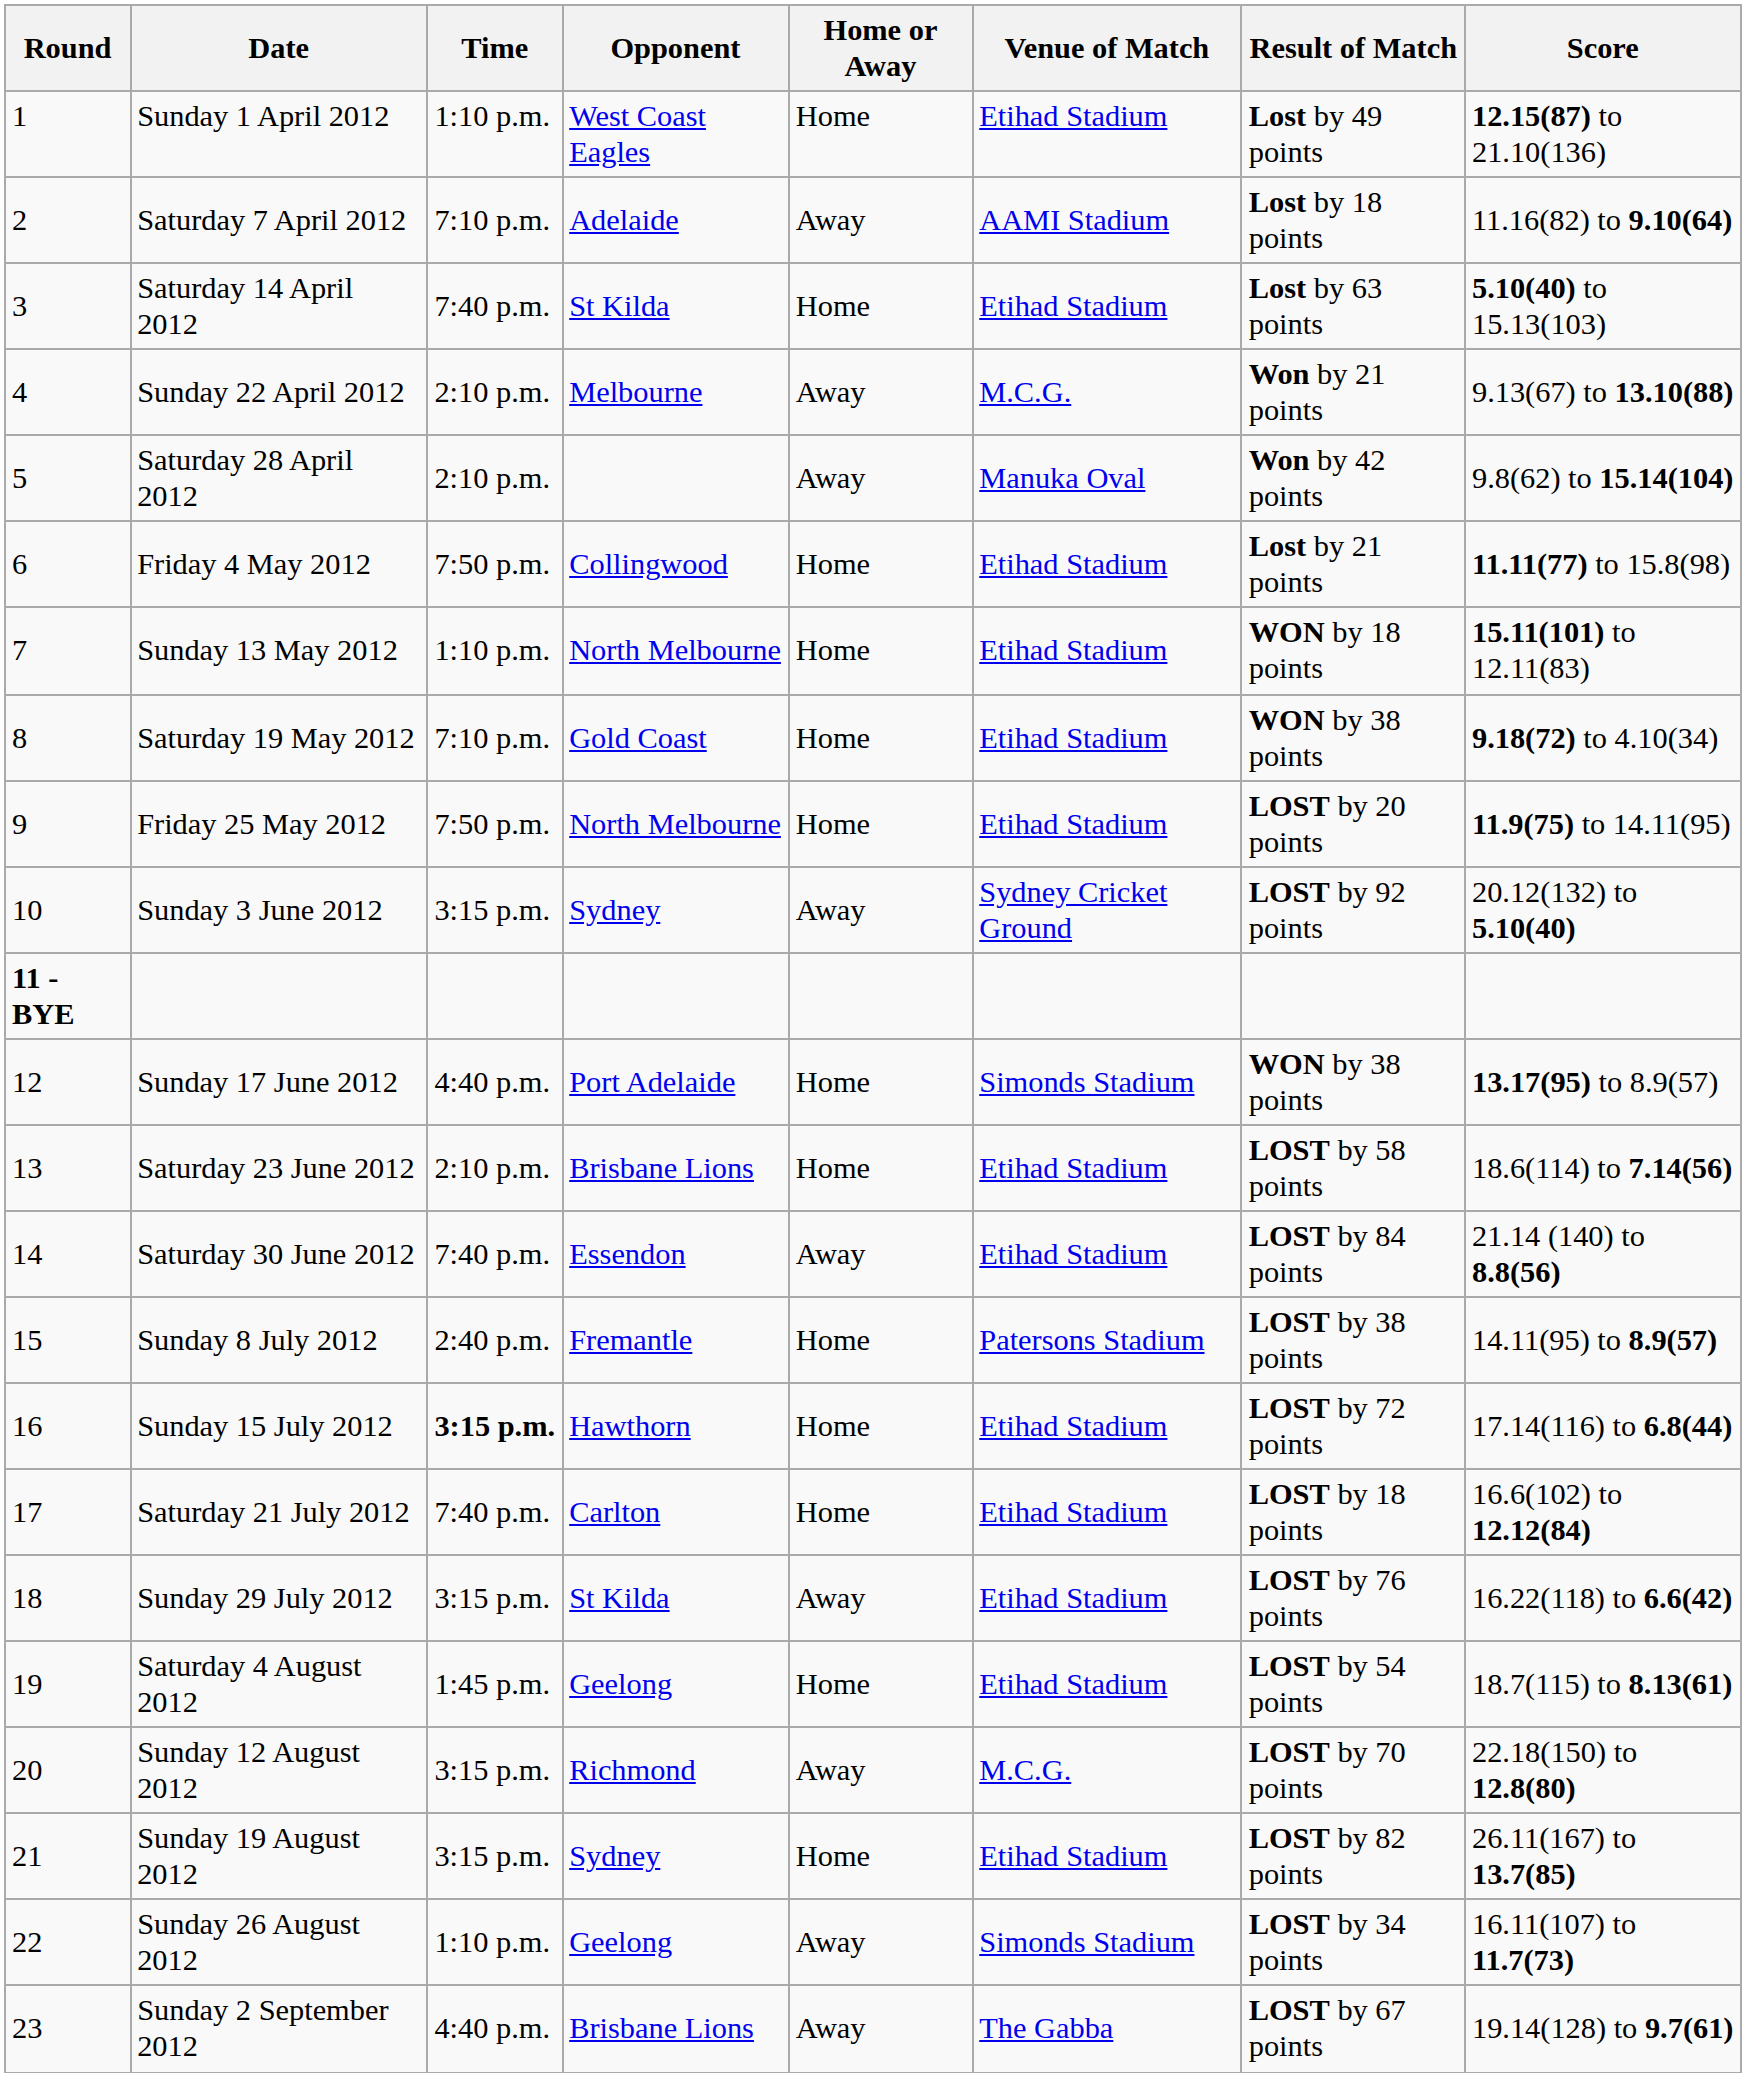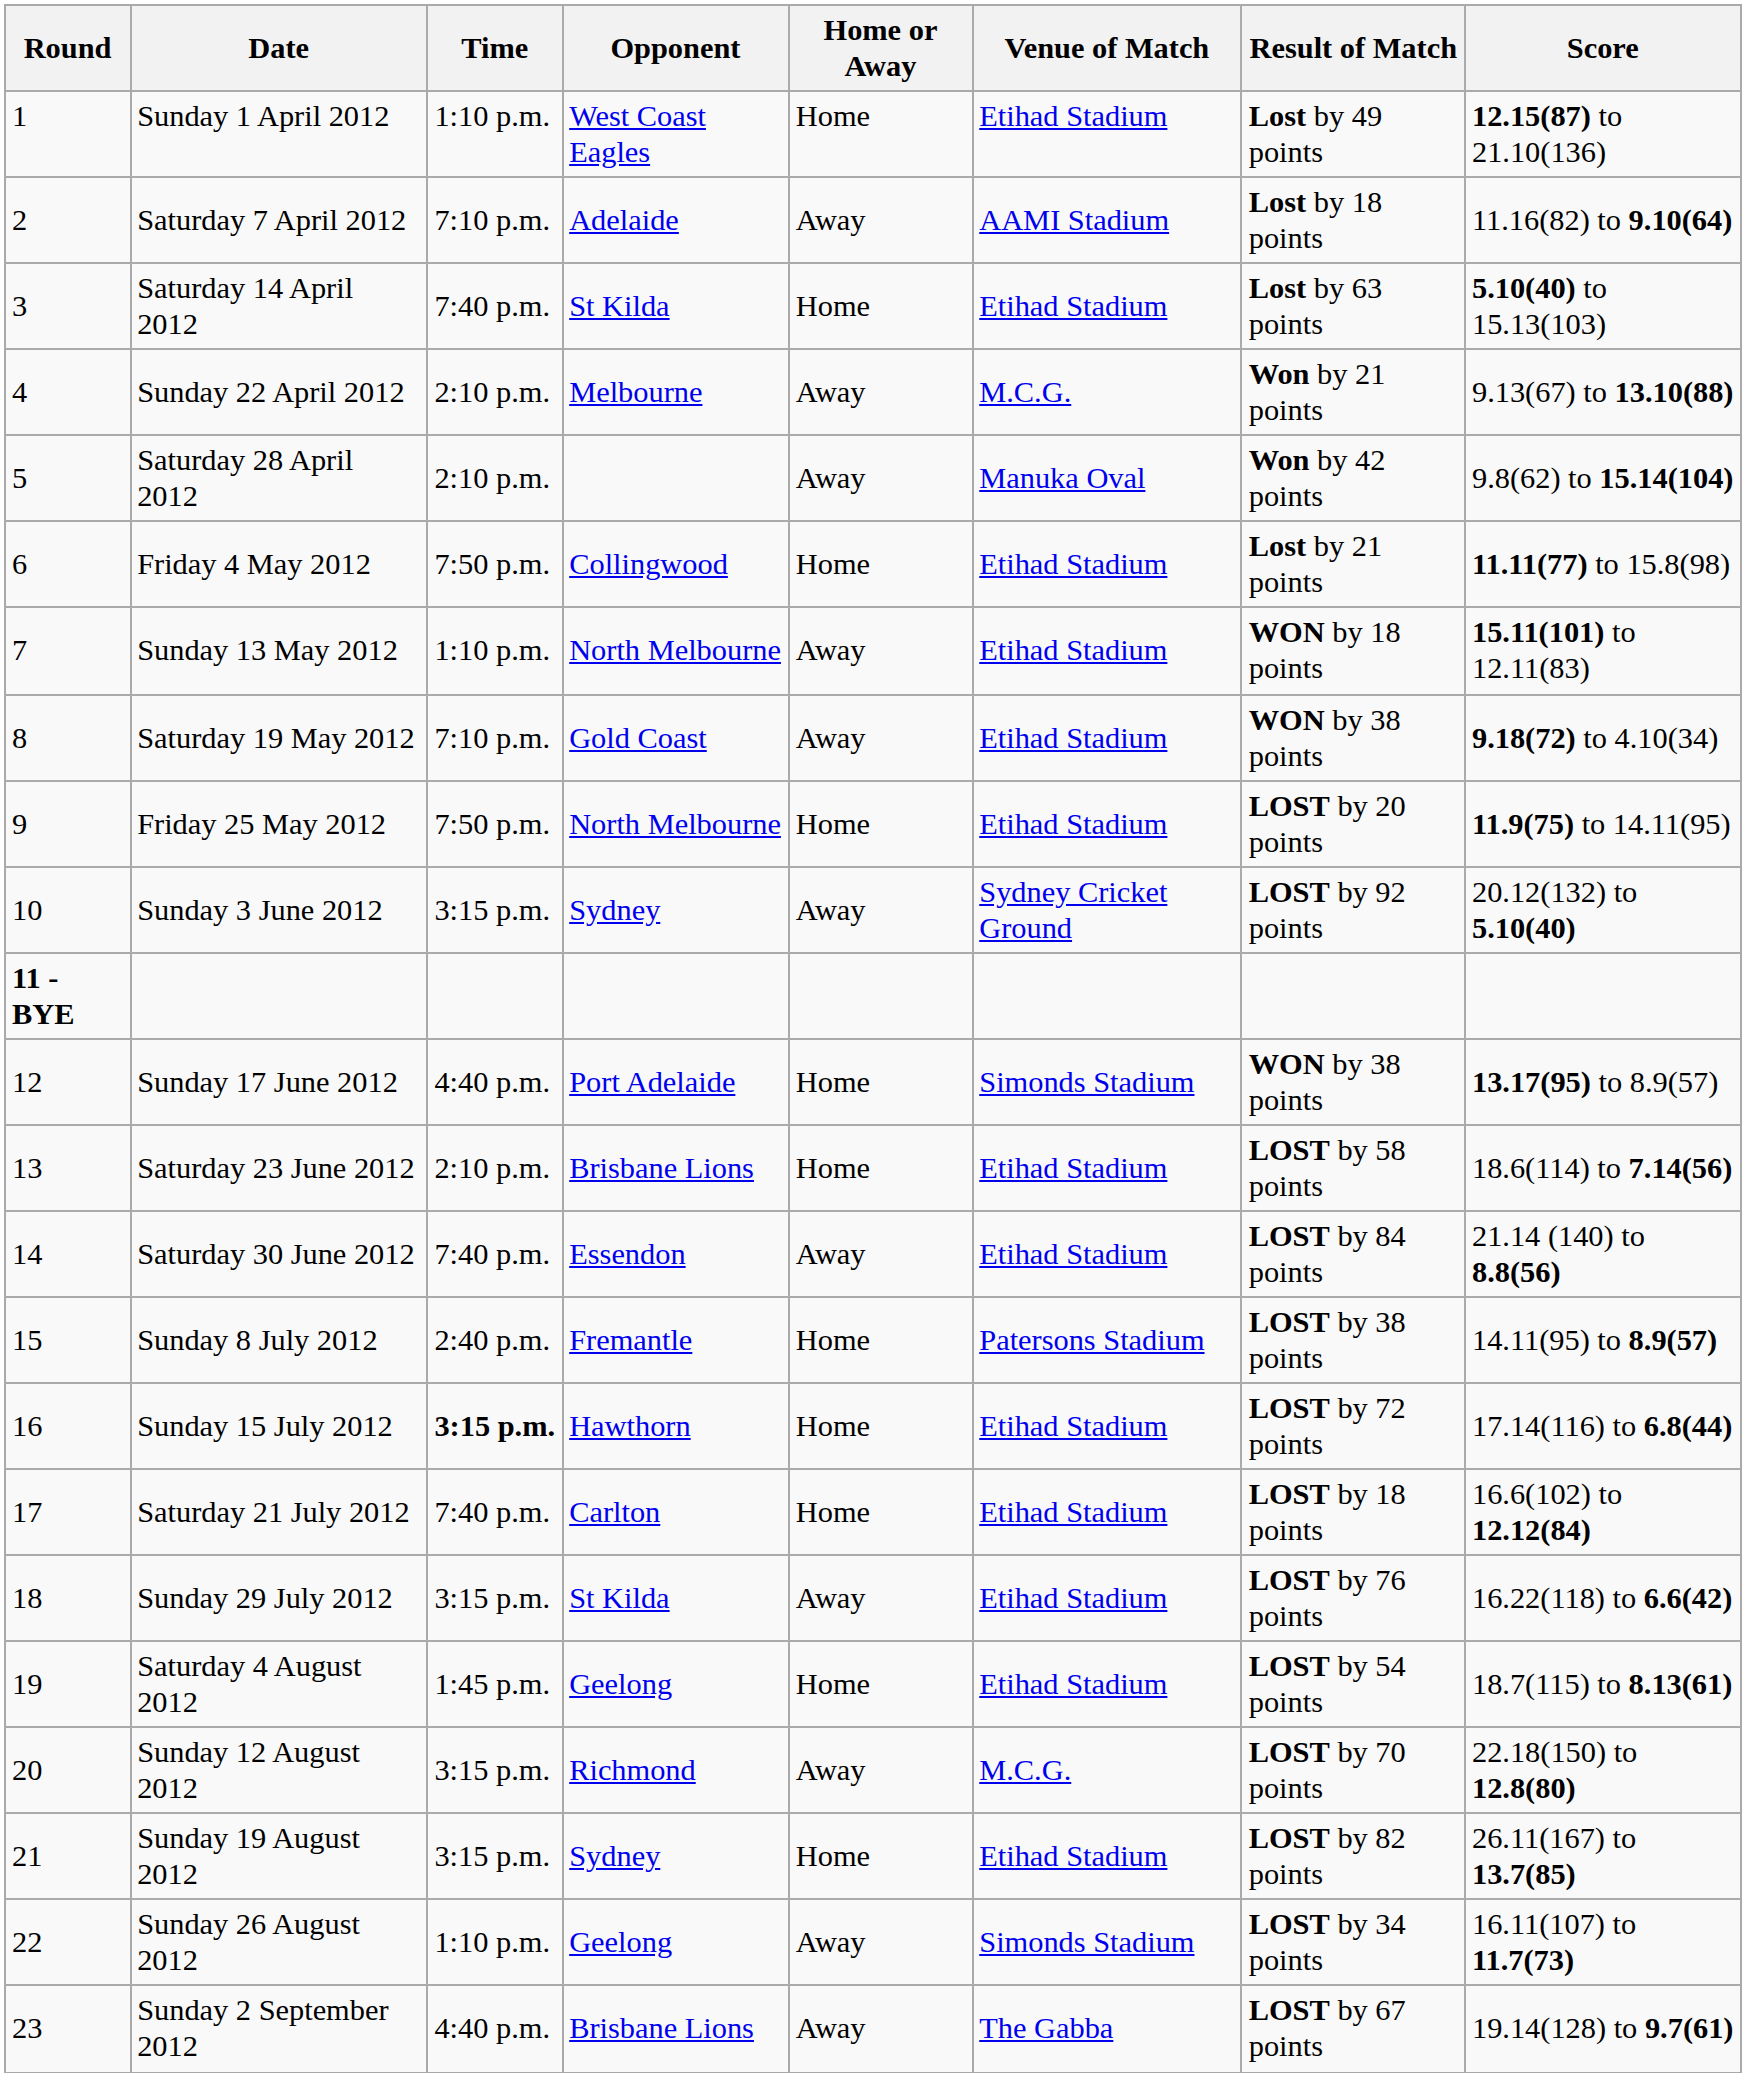(833, 650) Home -> (831, 650) Away
(833, 736) Home -> (831, 736) Away
